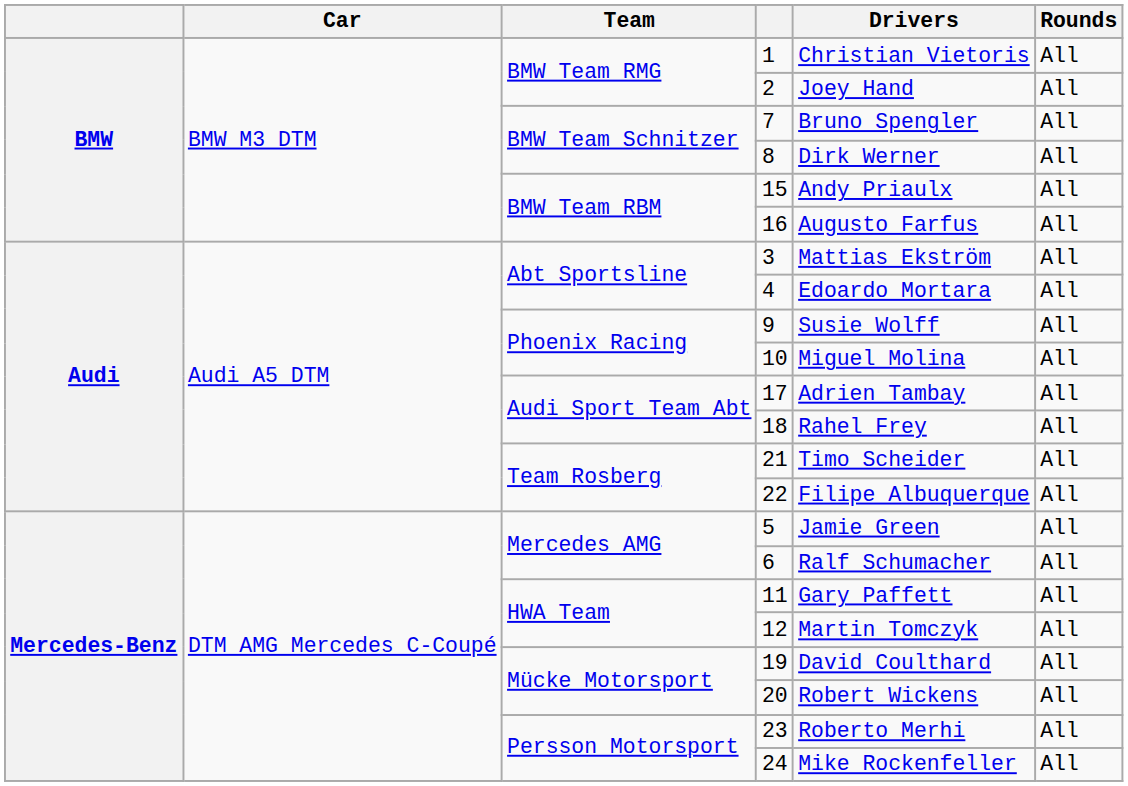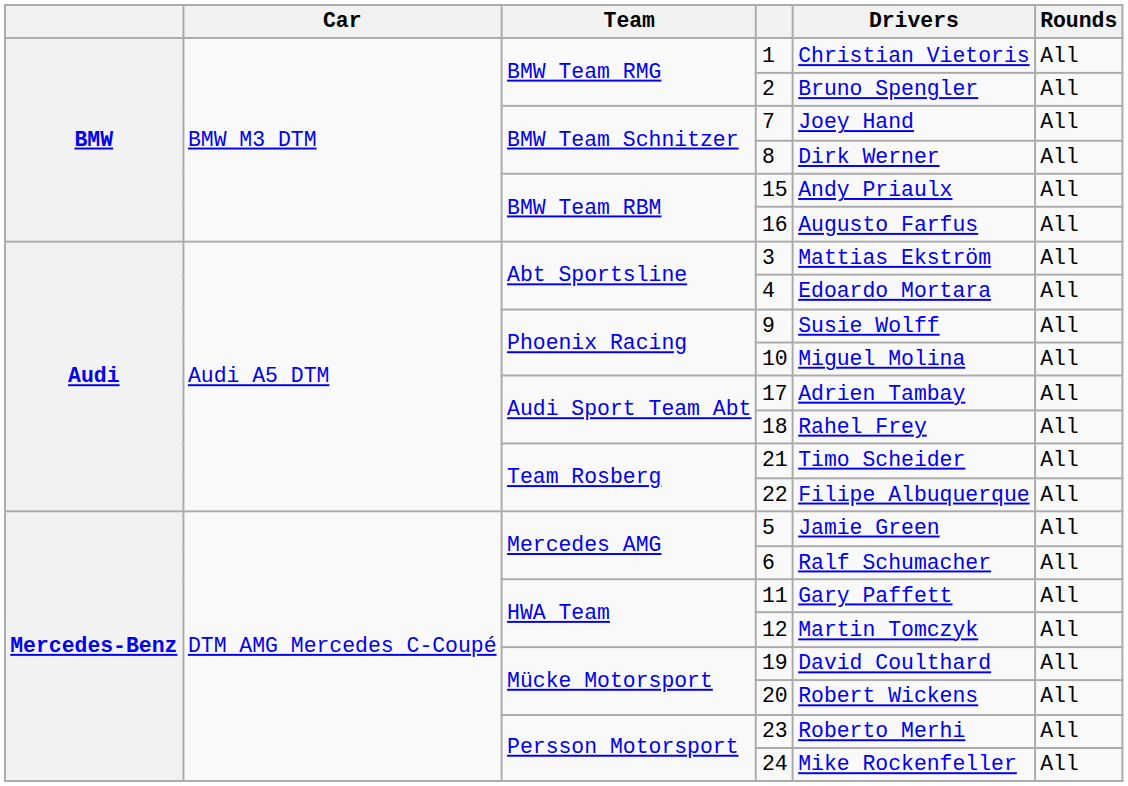(856, 89) Joey Hand -> (888, 89) Bruno Spengler
(888, 123) Bruno Spengler -> (856, 123) Joey Hand
